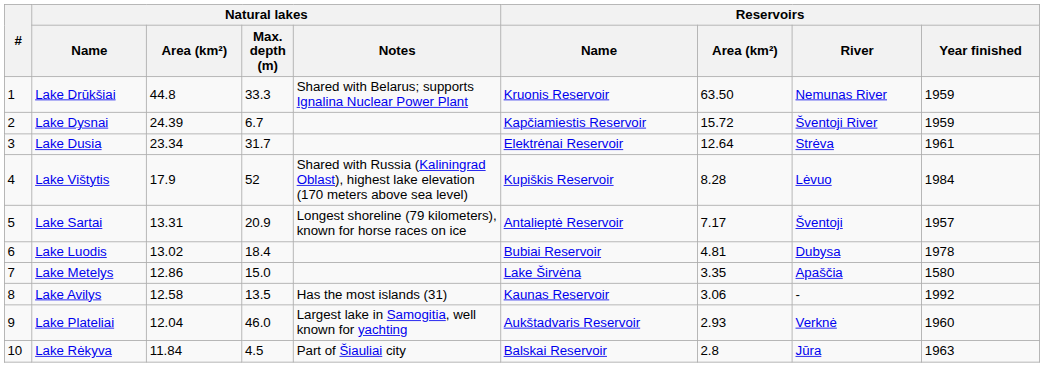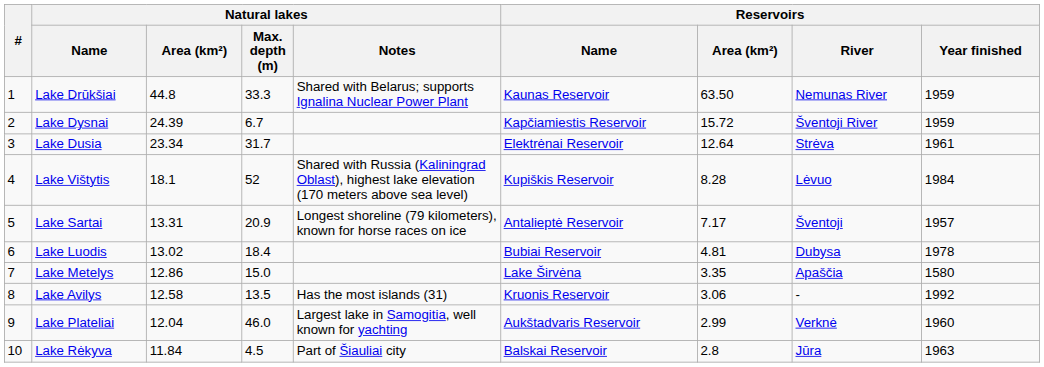(556, 94) Kruonis Reservoir -> (556, 94) Kaunas Reservoir
(163, 180) 17.9 -> (163, 180) 18.1
(556, 294) Kaunas Reservoir -> (556, 294) Kruonis Reservoir
(713, 322) 2.93 -> (713, 322) 2.99
